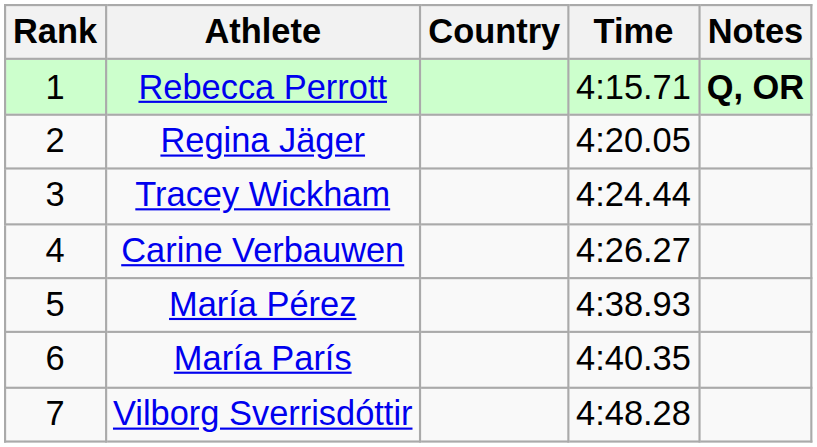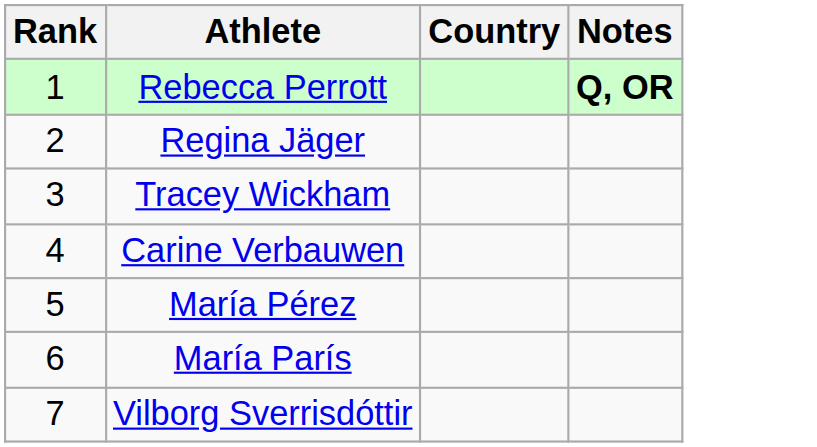- column: (633, 31)
